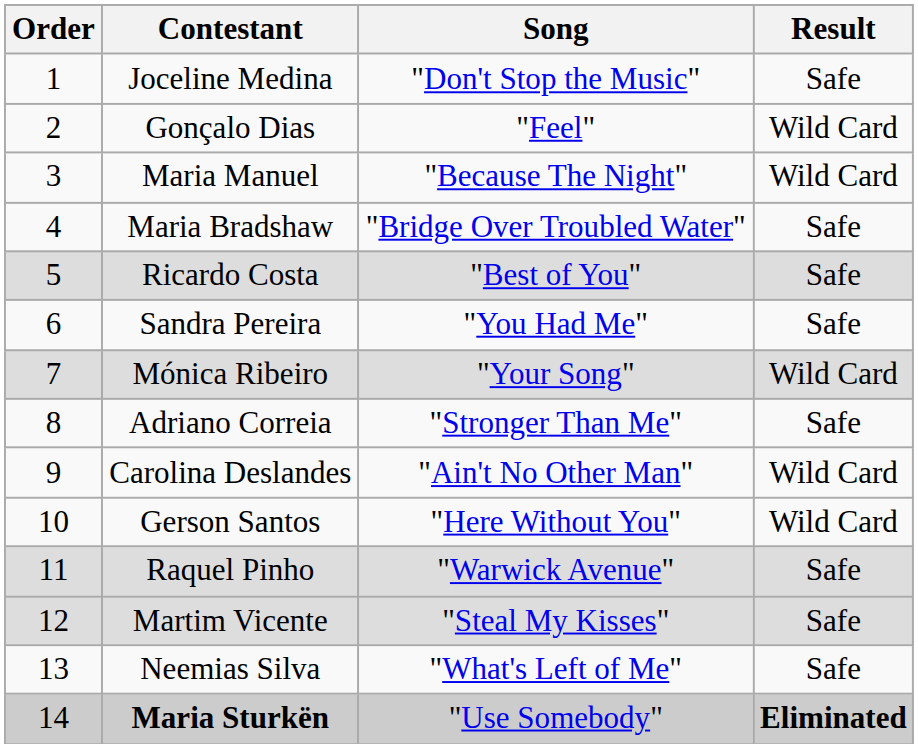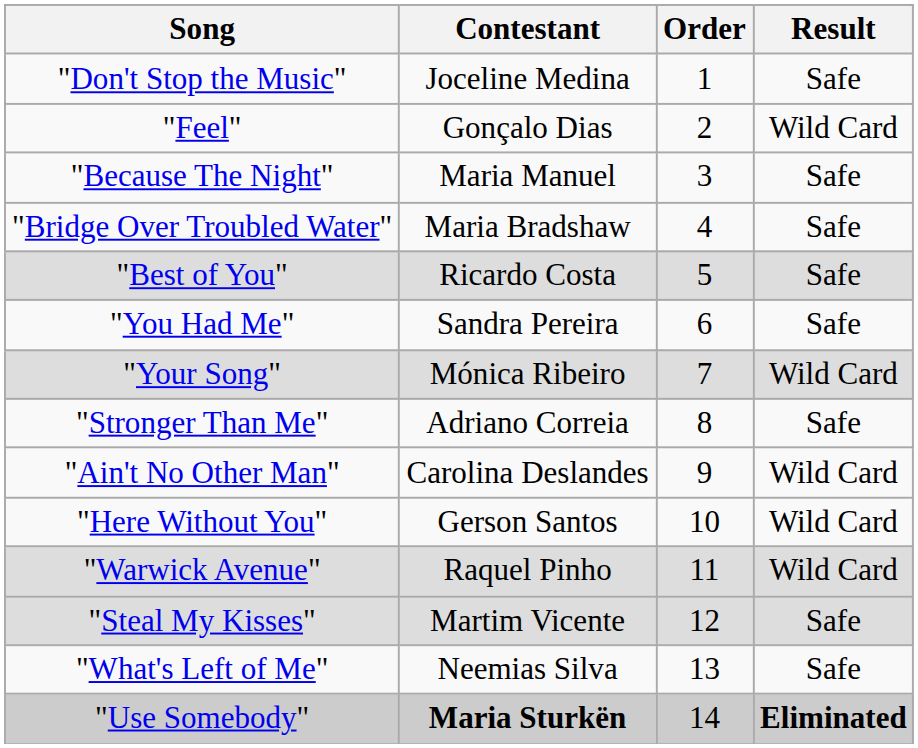columns swapped: (54, 29) <-> (556, 29)
(833, 176) Wild Card -> (833, 176) Safe
(833, 570) Safe -> (833, 570) Wild Card
